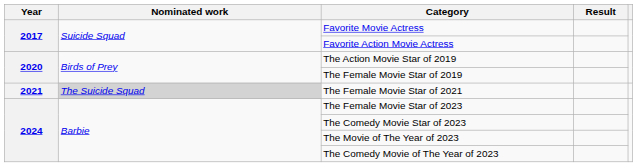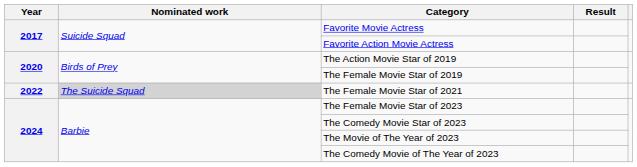(31, 91) 2021 -> (31, 91) 2022
